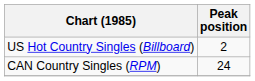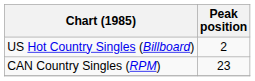(224, 66) 24 -> (224, 66) 23
